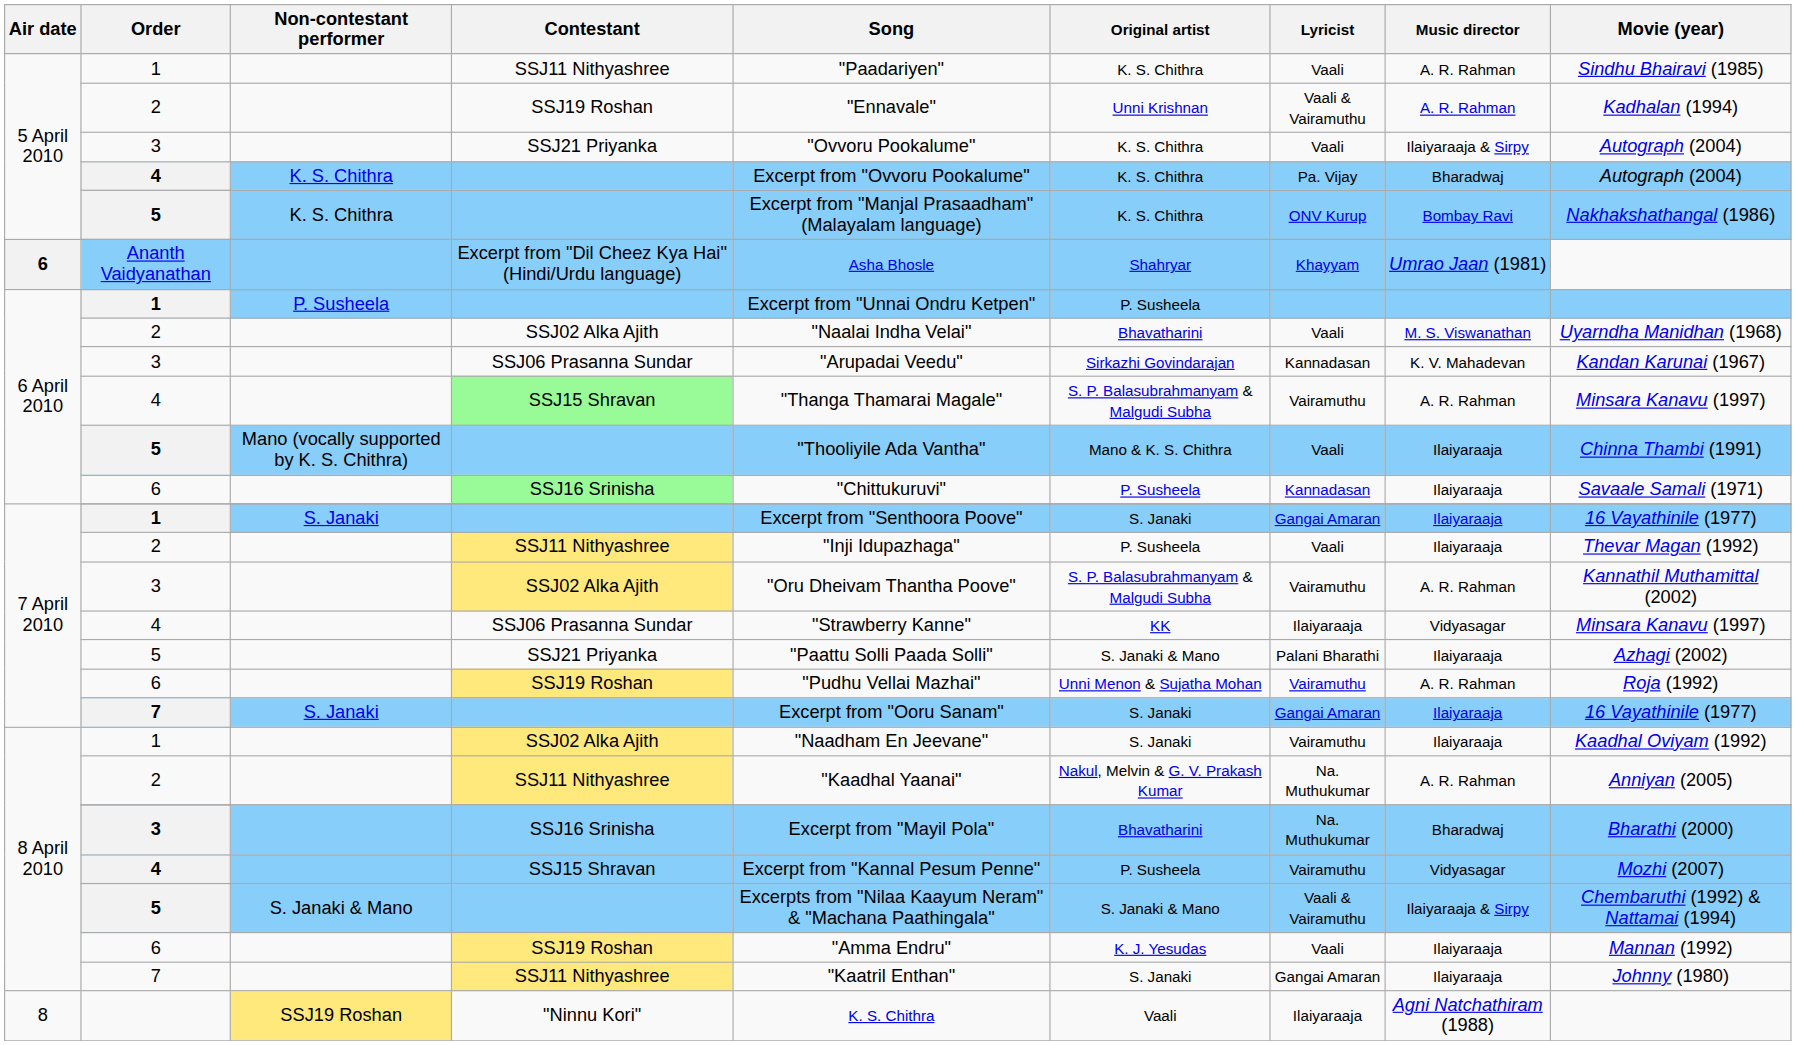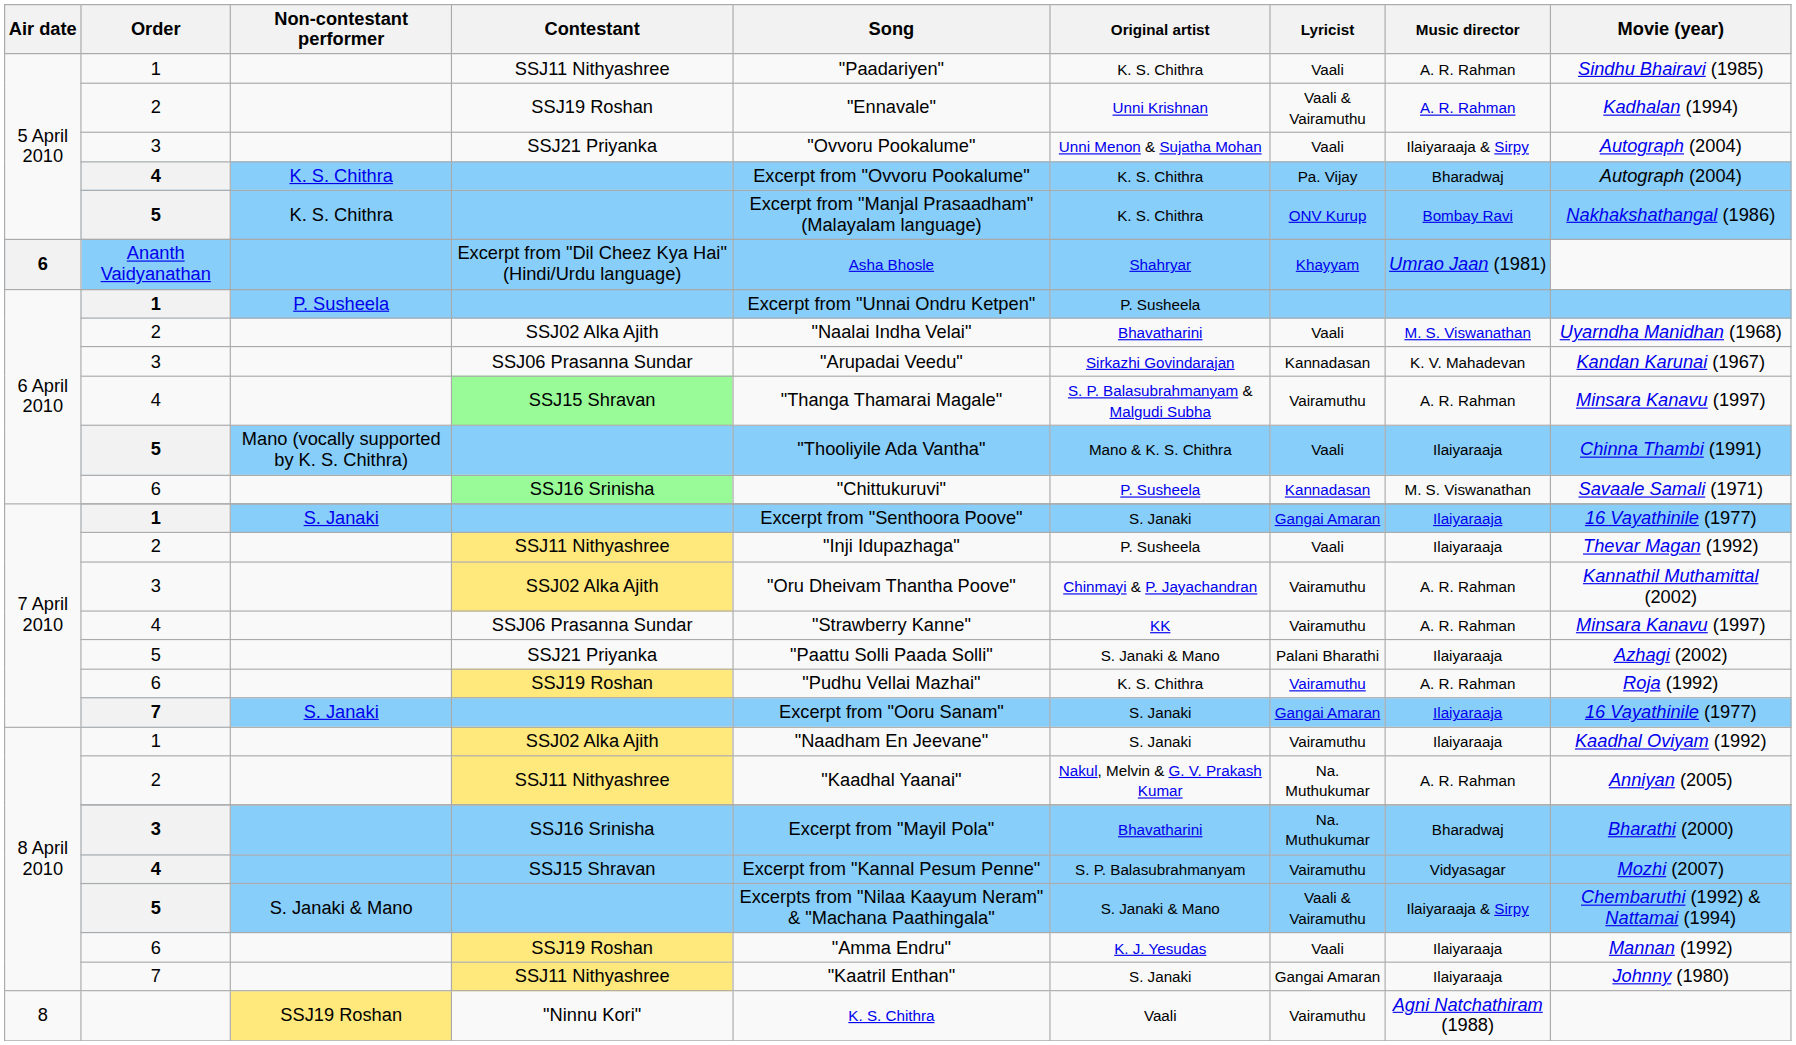(1160, 147) K. S. Chithra -> (1160, 147) Unni Menon & Sujatha Mohan
(1468, 490) Ilaiyaraaja -> (1468, 490) M. S. Viswanathan
(1160, 587) S. P. Balasubrahmanyam & Malgudi Subha -> (1160, 587) Chinmayi & P. Jayachandran
(1327, 626) Ilaiyaraaja -> (1327, 626) Vairamuthu
(1468, 626) Vidyasagar -> (1468, 626) A. R. Rahman
(1160, 684) Unni Menon & Sujatha Mohan -> (1160, 684) K. S. Chithra
(1160, 870) P. Susheela -> (1160, 870) S. P. Balasubrahmanyam
(1327, 1016) Ilaiyaraaja -> (1327, 1016) Vairamuthu
